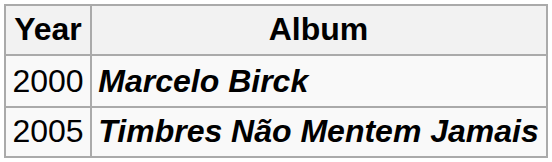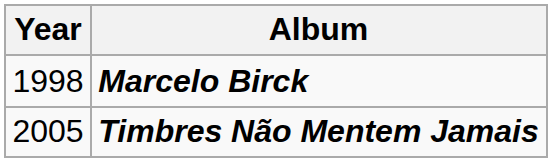(48, 80) 2000 -> (48, 80) 1998
